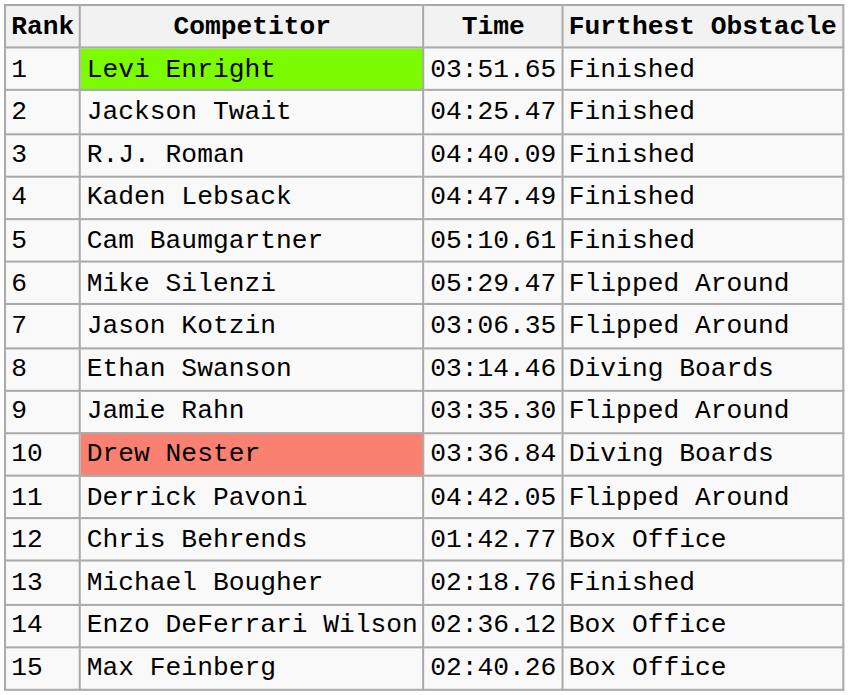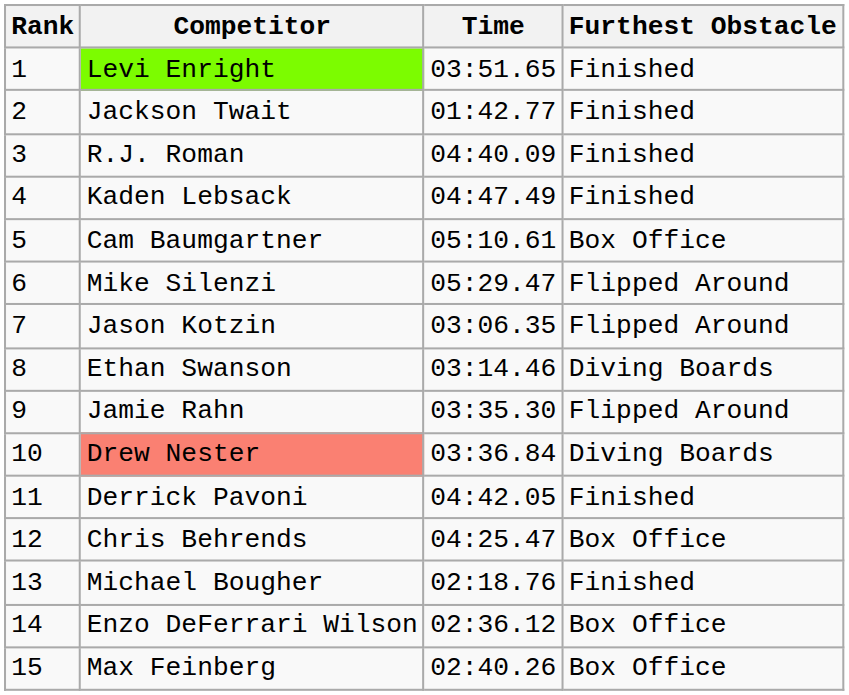(493, 112) 04:25.47 -> (493, 112) 01:42.77
(632, 240) Finished -> (648, 240) Box Office
(679, 497) Flipped Around -> (632, 497) Finished
(493, 540) 01:42.77 -> (493, 540) 04:25.47
